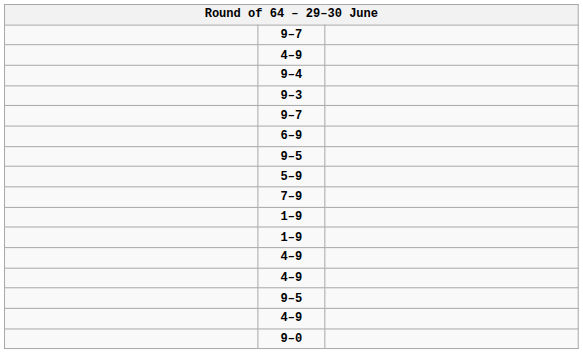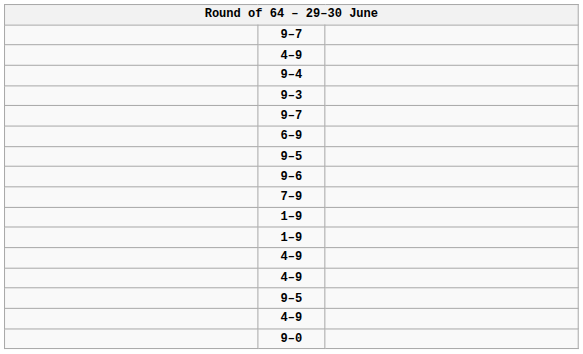+ row: (131, 176)
- row: (131, 176)
